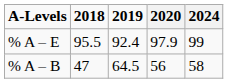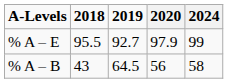(126, 41) 92.4 -> (126, 41) 92.7
(82, 66) 47 -> (82, 66) 43
